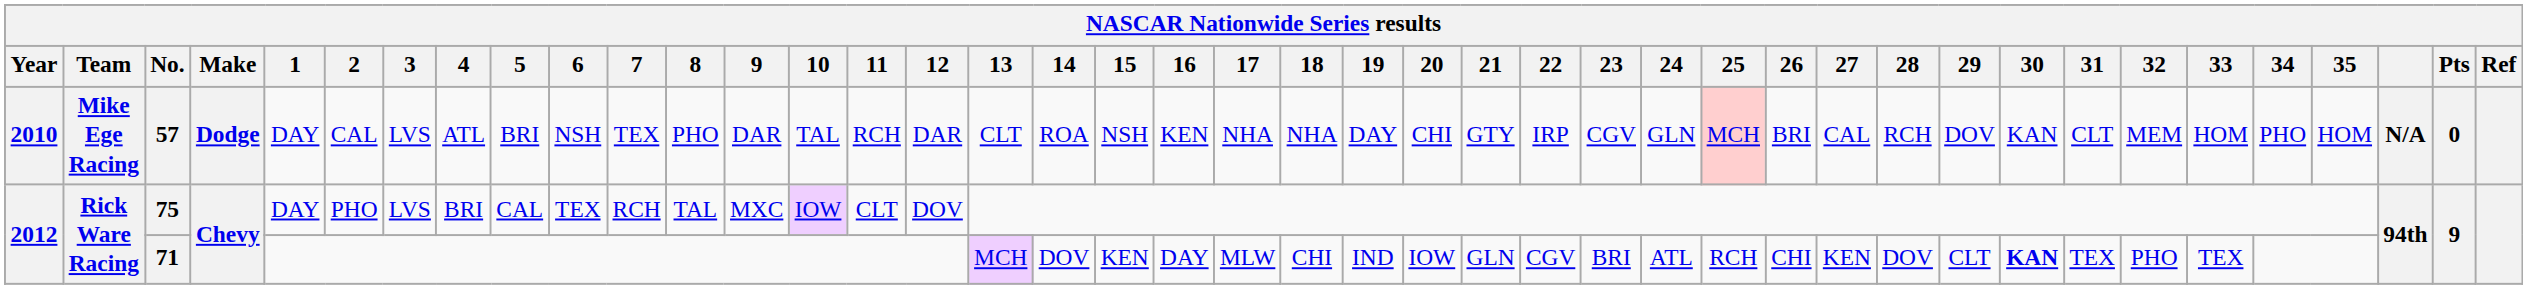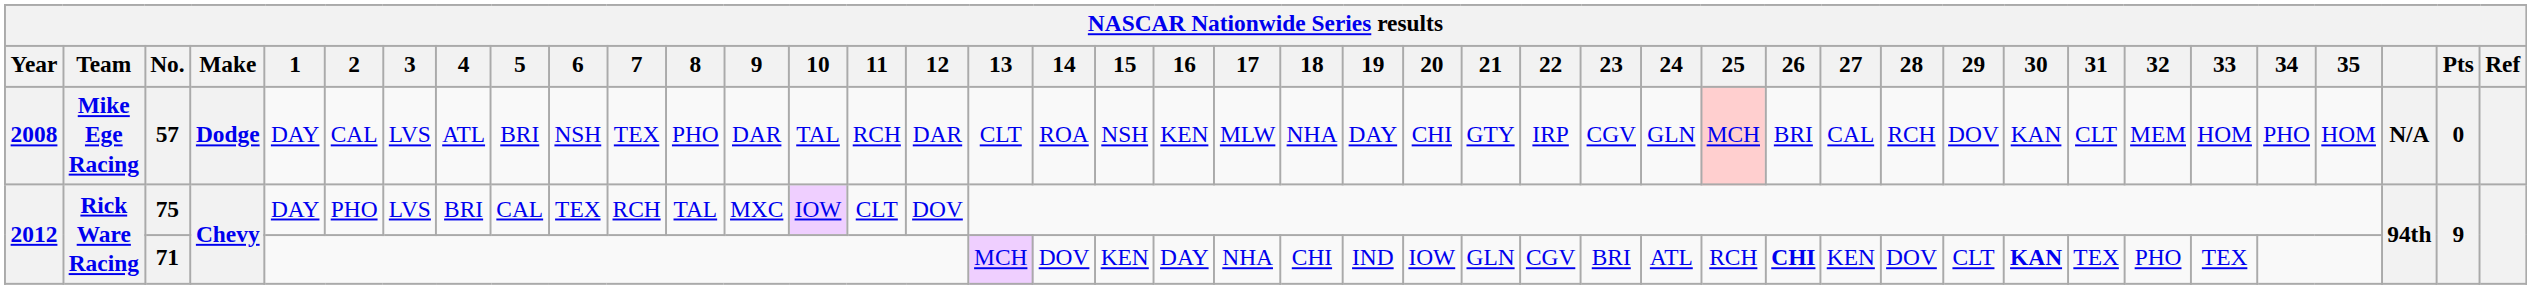(34, 135) 2010 -> (34, 135) 2008
(1248, 135) NHA -> (1248, 135) MLW
(1248, 258) MLW -> (1248, 258) NHA
(1791, 258) normal -> (1793, 258) bold
